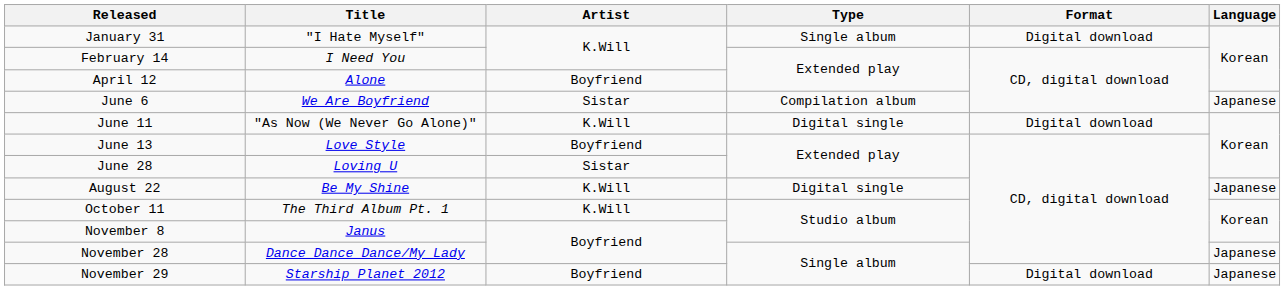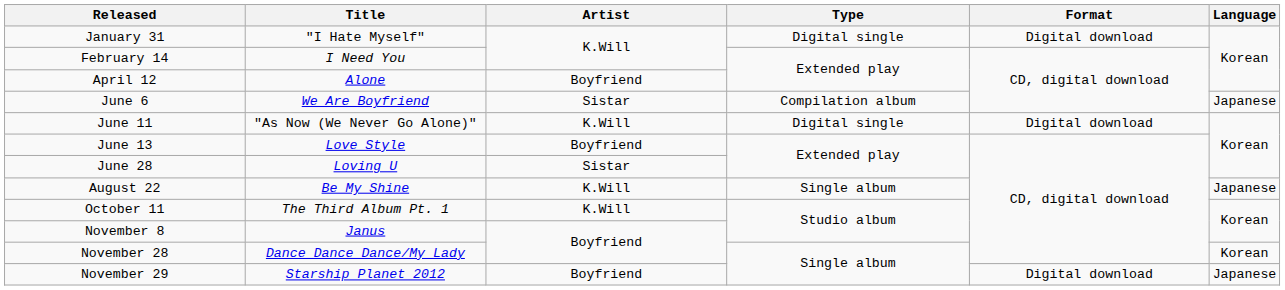(848, 37) Single album -> (848, 37) Digital single
(848, 188) Digital single -> (848, 188) Single album
(1244, 253) Japanese -> (1244, 253) Korean
